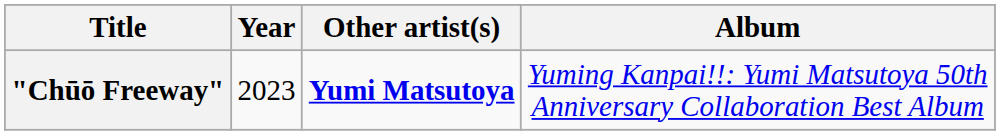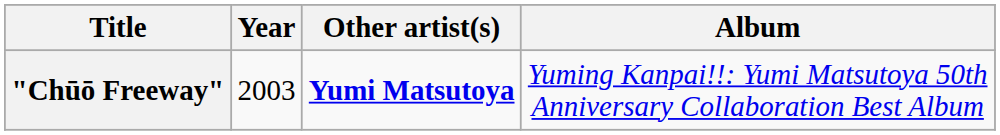(267, 89) 2023 -> (267, 89) 2003
